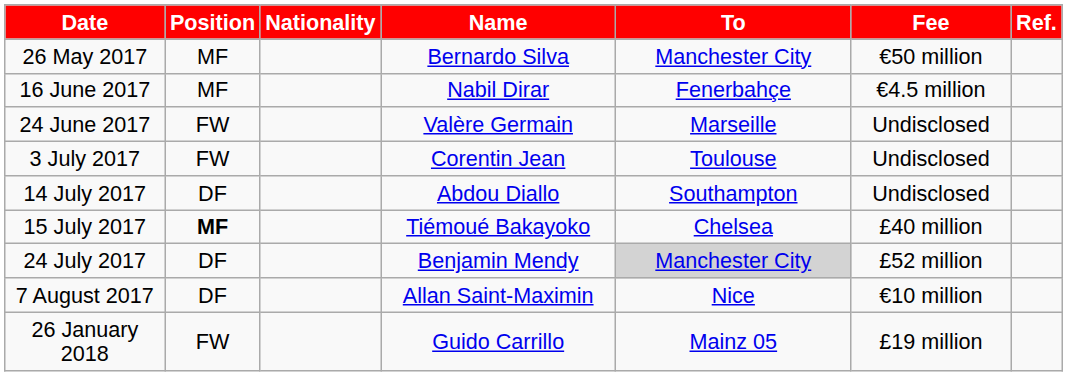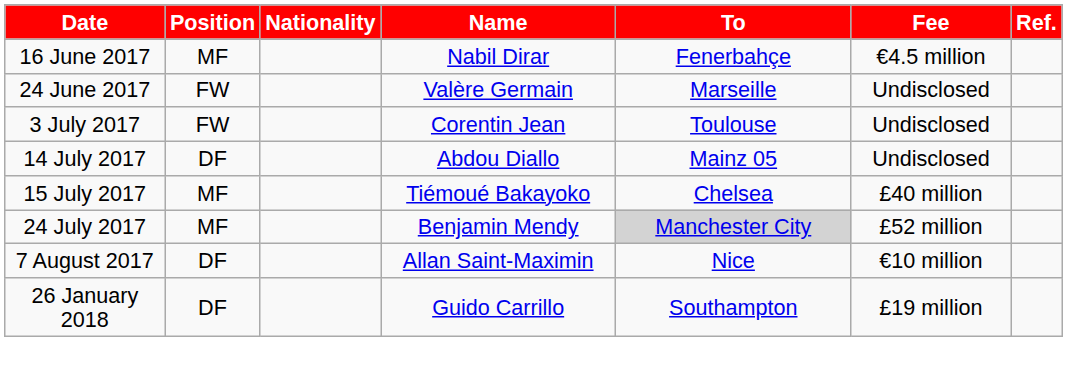- row: (85, 56)
(733, 193) Southampton -> (733, 159) Mainz 05
(212, 227) bold -> (212, 193) normal
(212, 261) DF -> (212, 227) MF
(212, 341) FW -> (212, 307) DF
(733, 341) Mainz 05 -> (733, 307) Southampton
